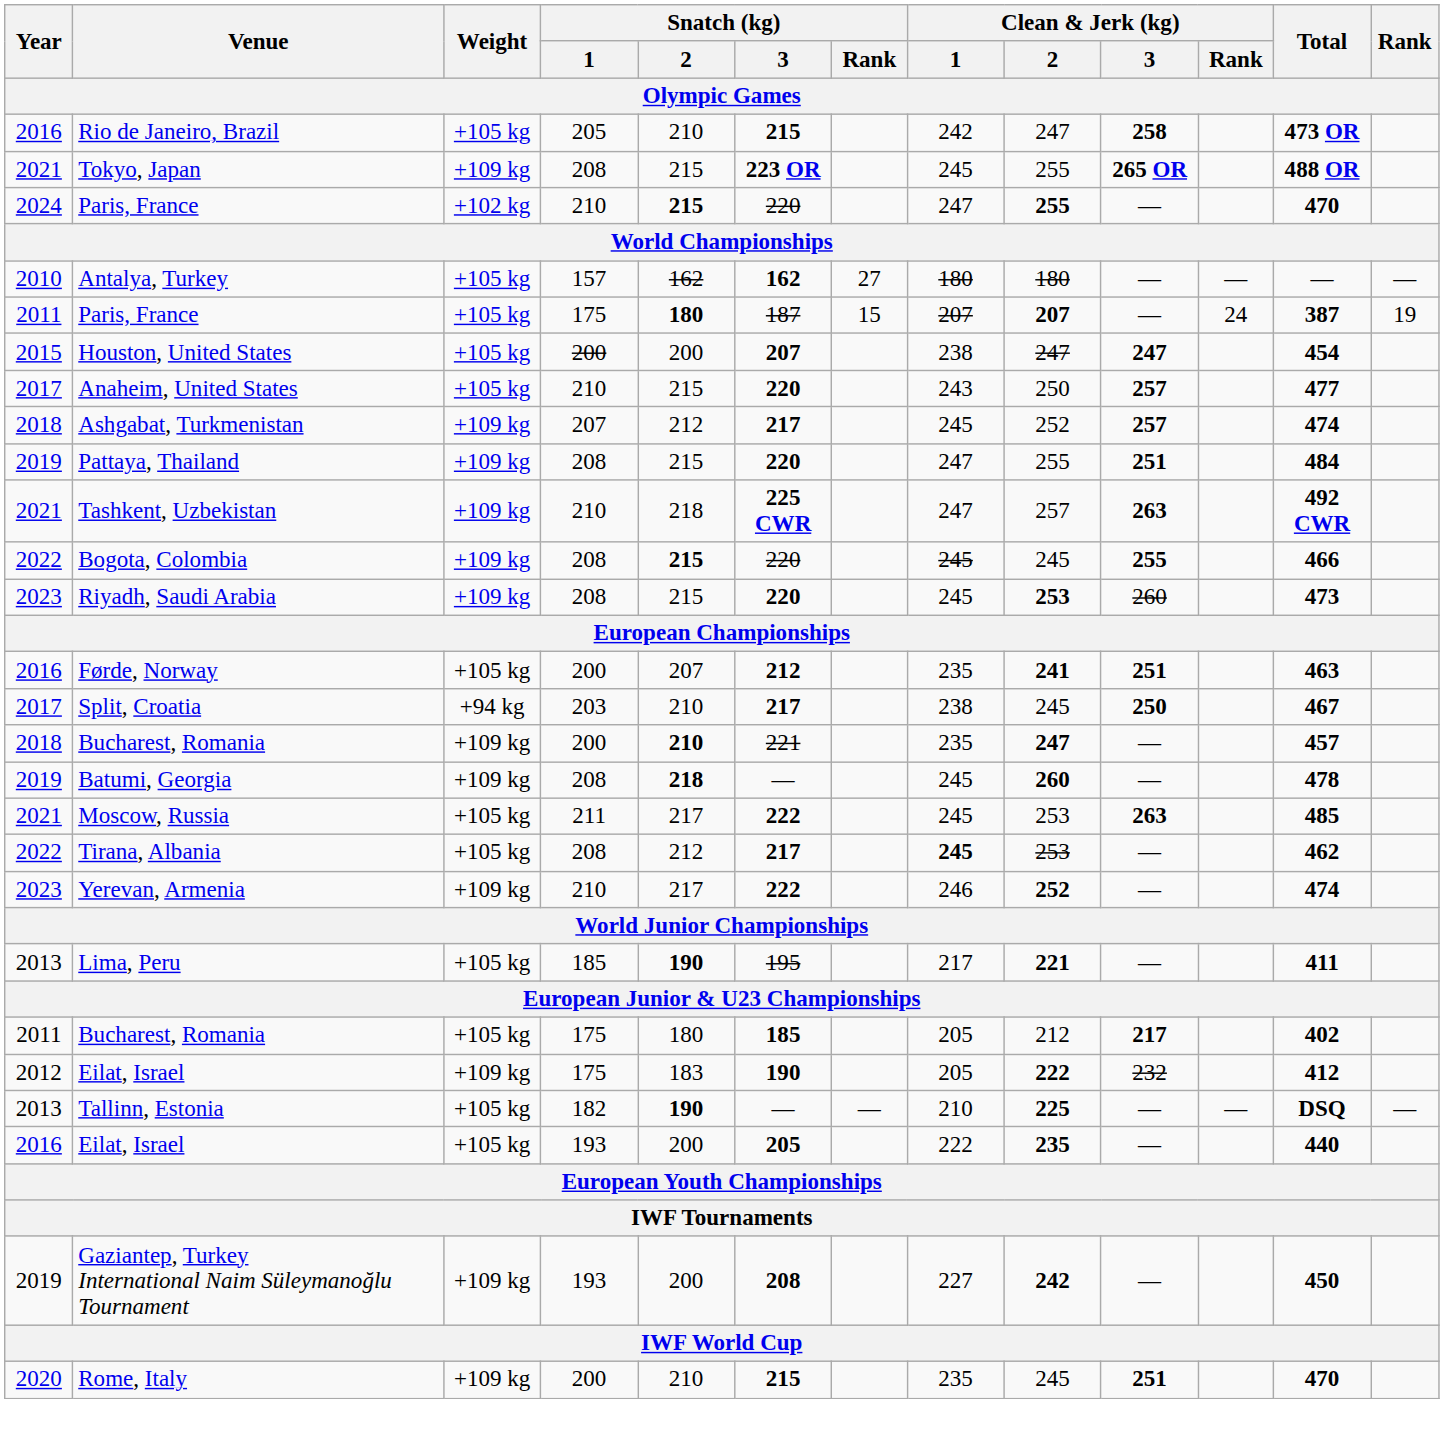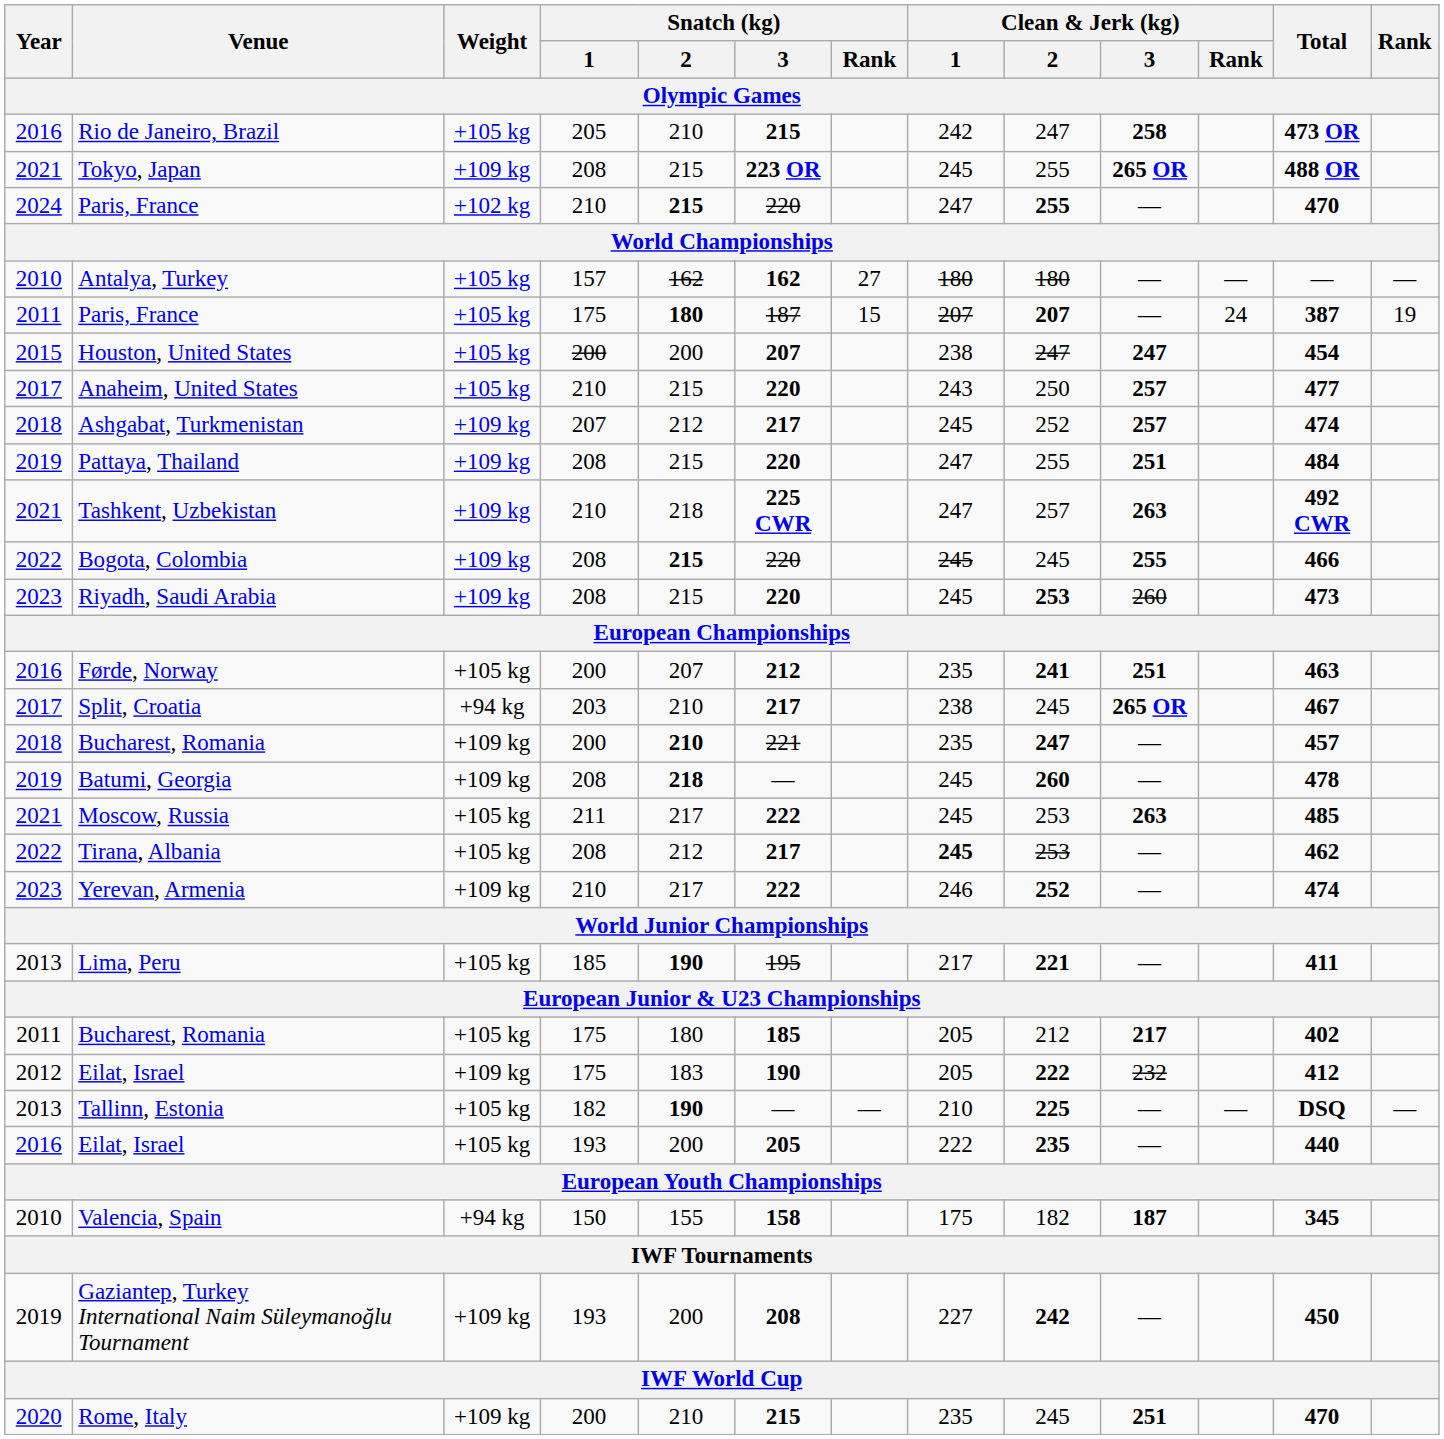(1150, 706) 250 -> (1150, 706) 265 OR
+ row: (39, 1217)
